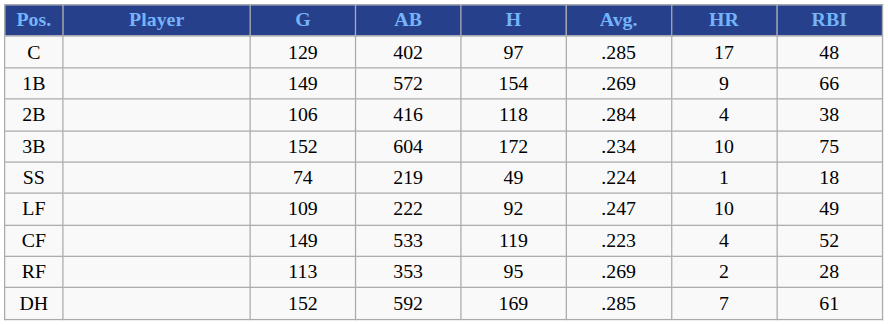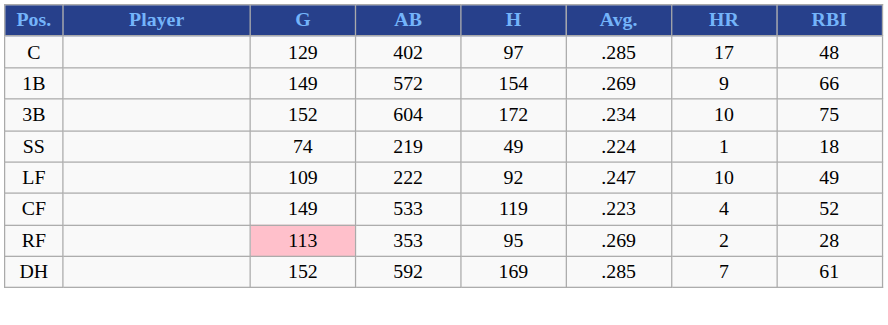- row: (34, 114)
(303, 271) no background -> (303, 240) pink background
